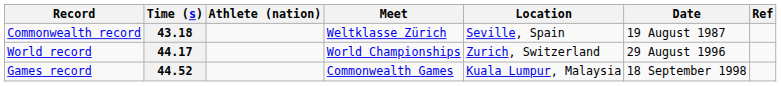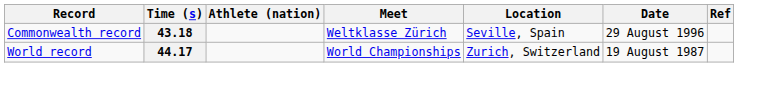(676, 33) 19 August 1987 -> (655, 33) 29 August 1996
(676, 52) 29 August 1996 -> (655, 52) 19 August 1987
- row: (175, 71)
